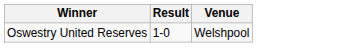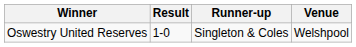+ column: (241, 13)
